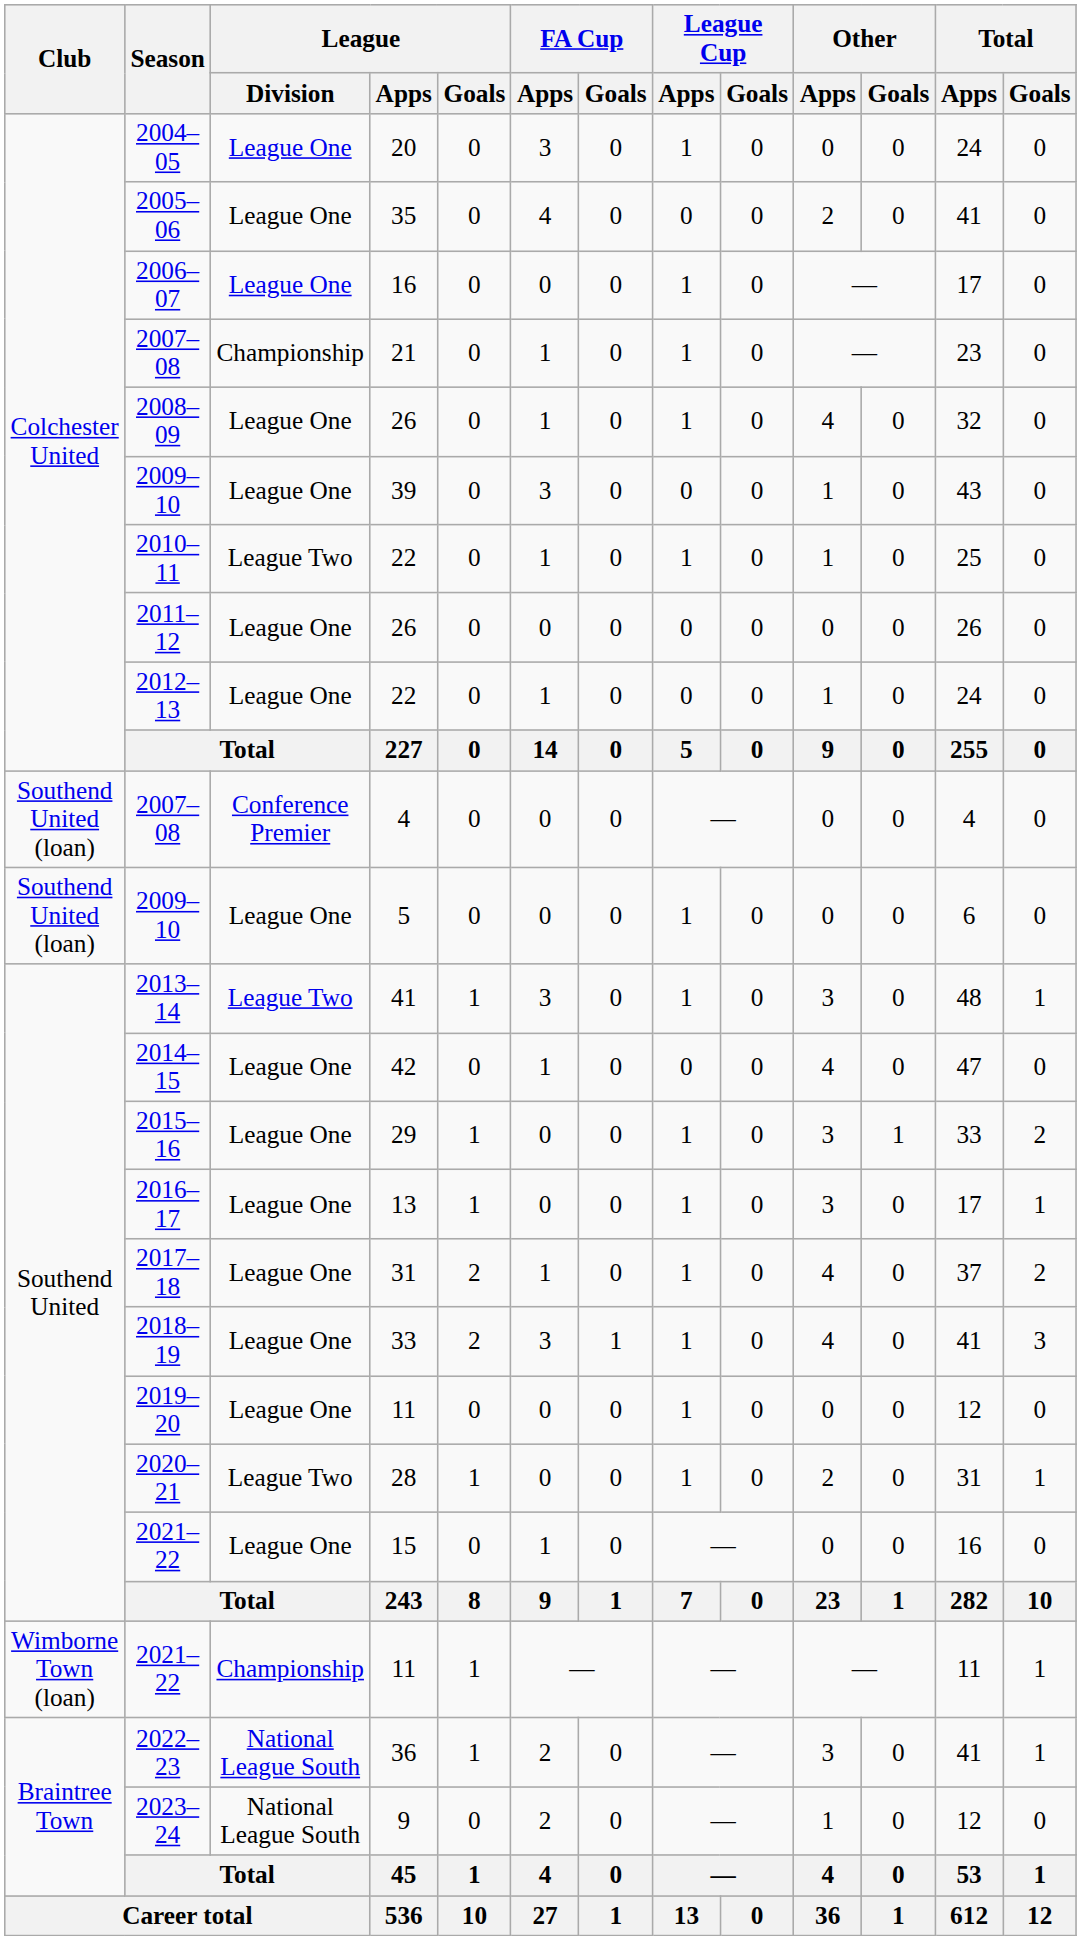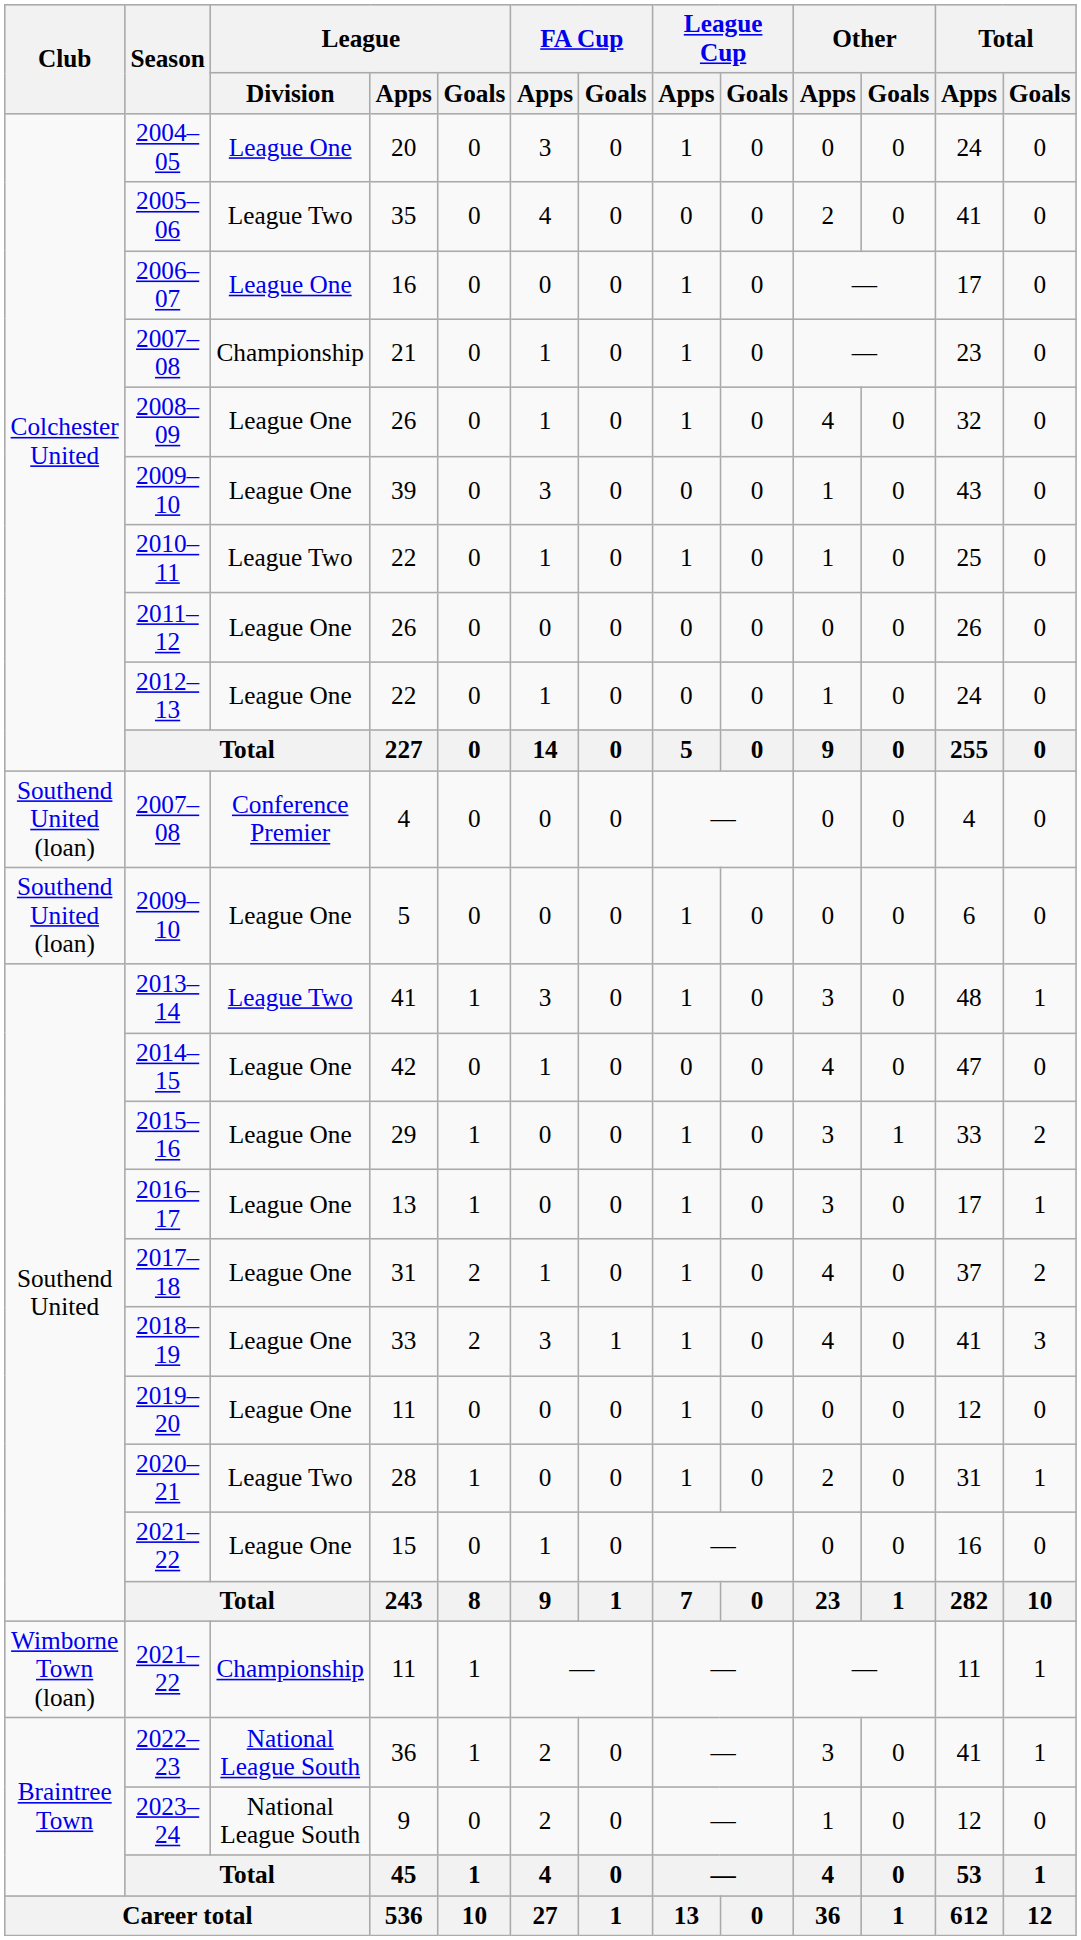(290, 215) League One -> (290, 215) League Two
